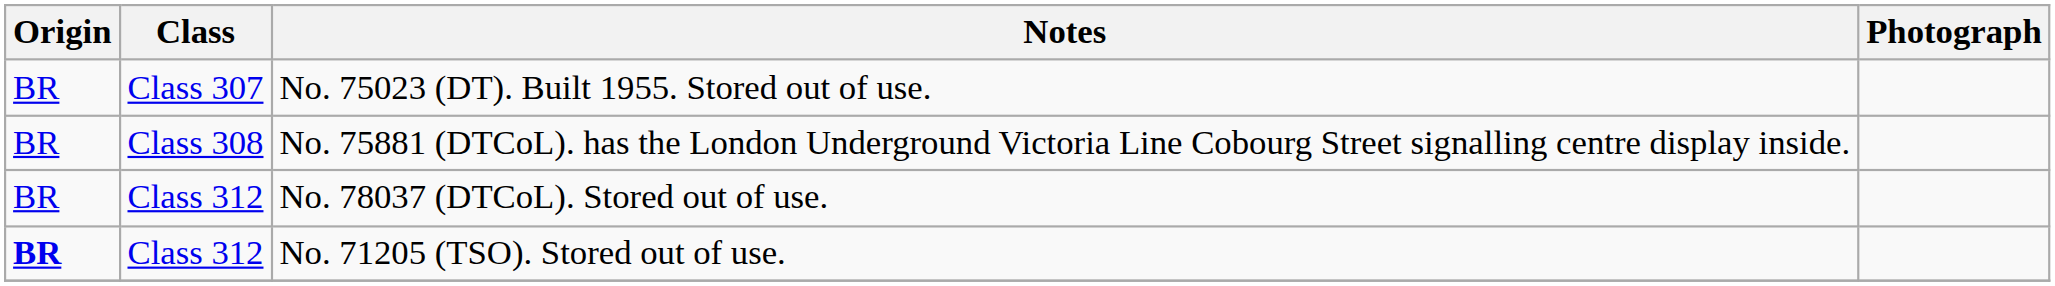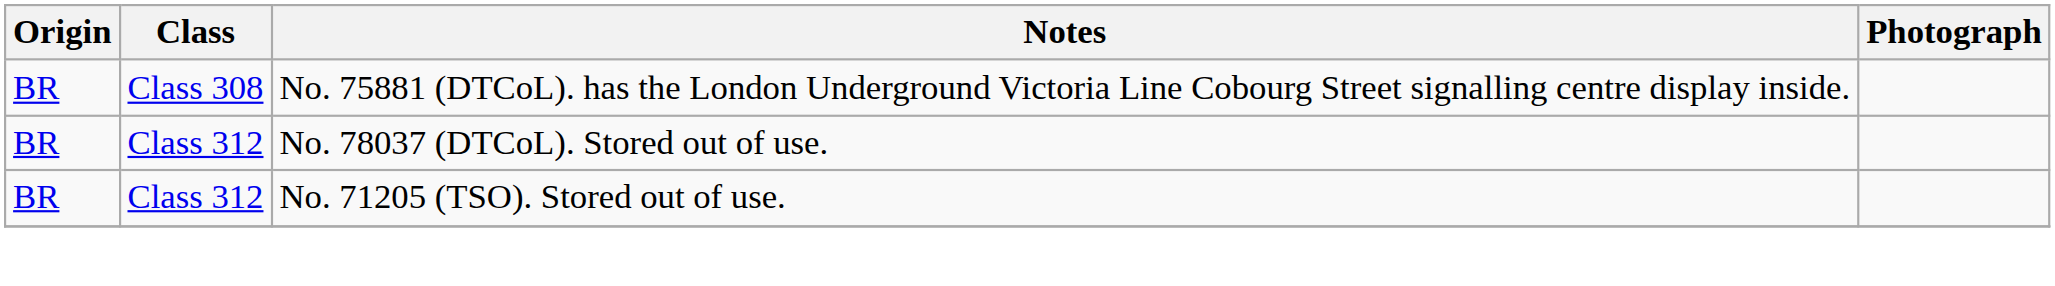- row: (605, 87)
(37, 252) bold -> (36, 197) normal
